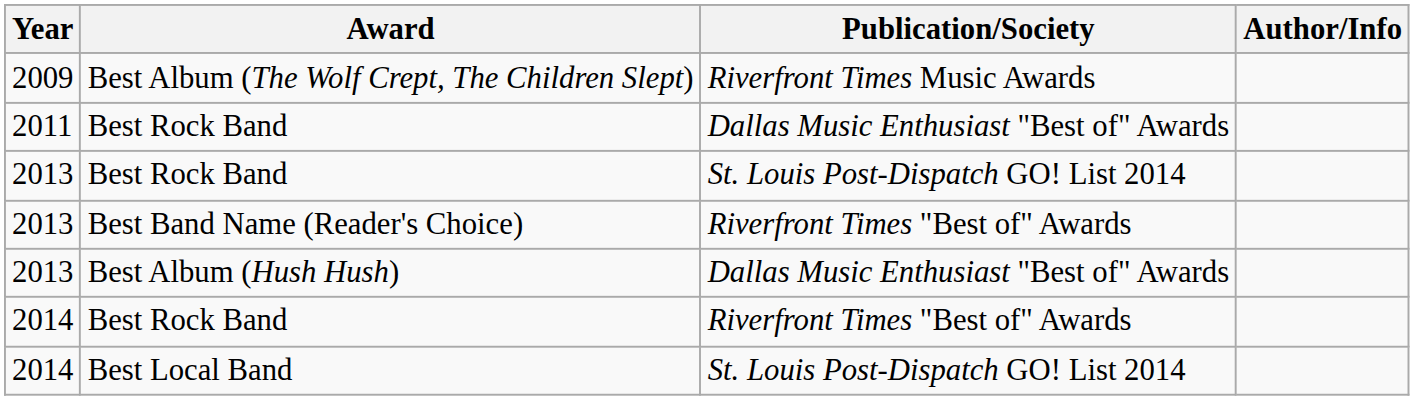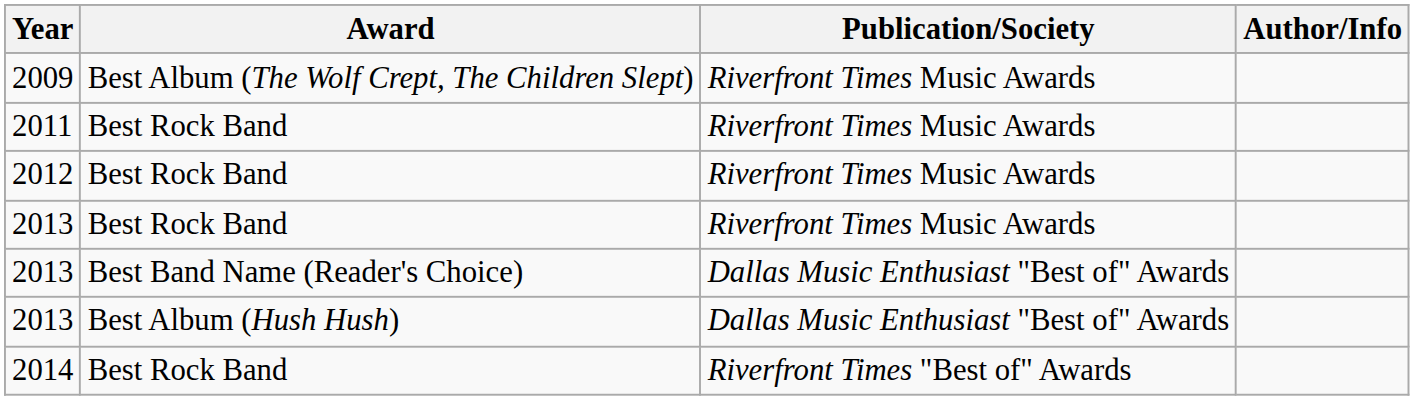(968, 126) Dallas Music Enthusiast "Best of" Awards -> (902, 126) Riverfront Times Music Awards
+ row: (43, 175)
(947, 175) St. Louis Post-Dispatch GO! List 2014 -> (902, 223) Riverfront Times Music Awards
(920, 223) Riverfront Times "Best of" Awards -> (968, 272) Dallas Music Enthusiast "Best of" Awards
- row: (43, 369)
